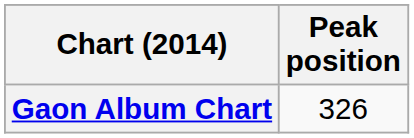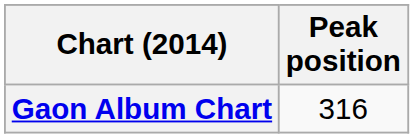(343, 108) 326 -> (343, 108) 316
